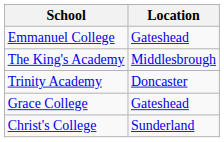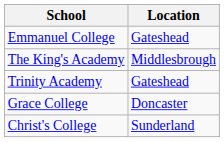(159, 81) Doncaster -> (160, 81) Gateshead
(160, 103) Gateshead -> (159, 103) Doncaster
